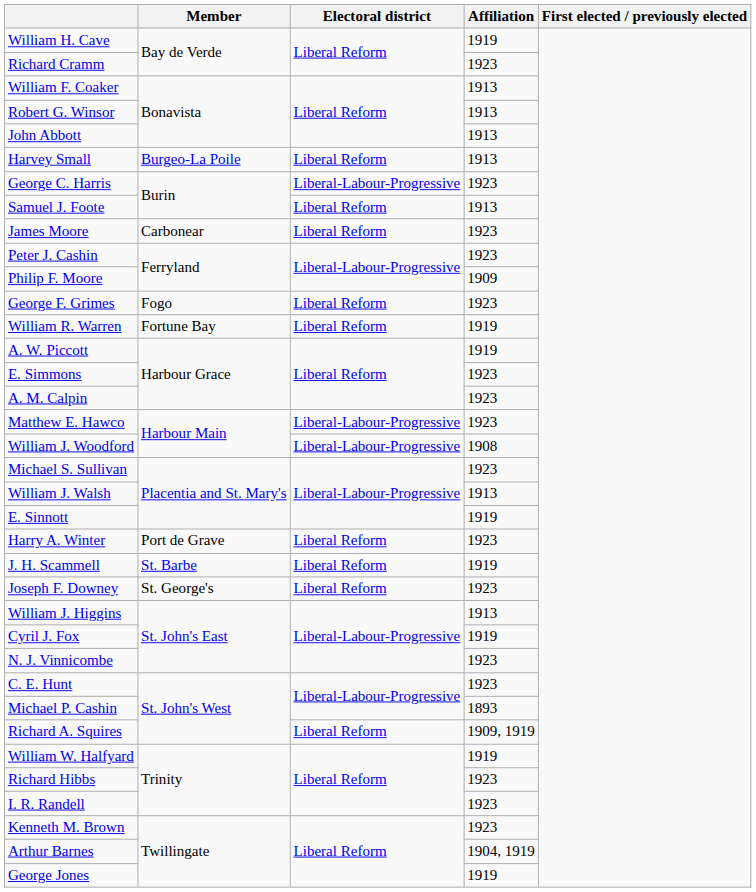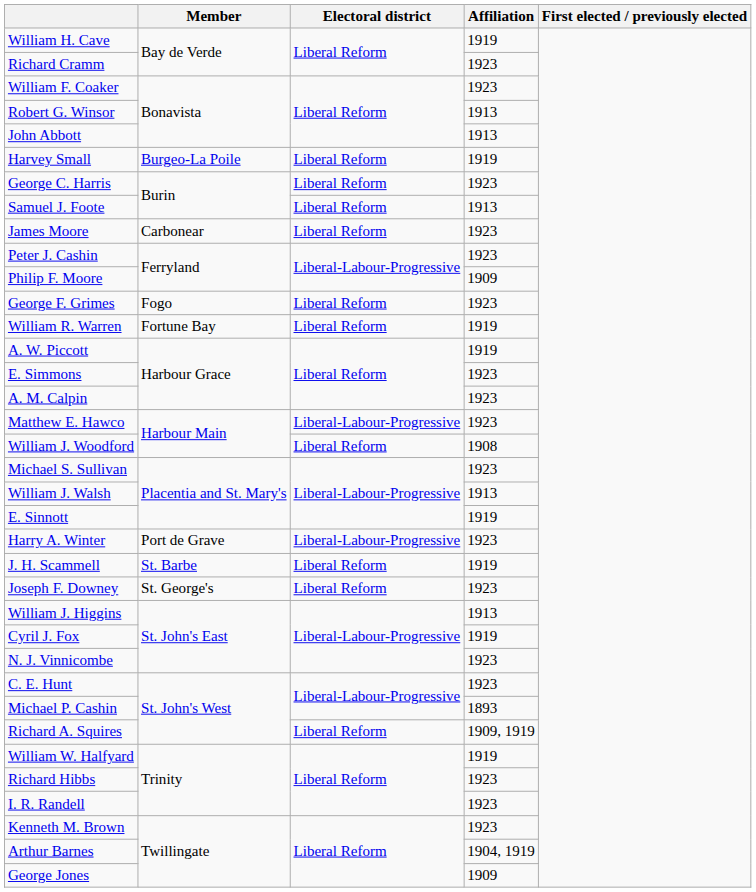(482, 87) 1913 -> (482, 87) 1923
(482, 159) 1913 -> (482, 159) 1919
(377, 183) Liberal-Labour-Progressive -> (340, 183) Liberal Reform
(377, 445) Liberal-Labour-Progressive -> (340, 445) Liberal Reform
(340, 541) Liberal Reform -> (377, 541) Liberal-Labour-Progressive
(482, 875) 1919 -> (482, 875) 1909
